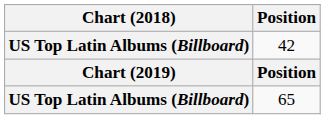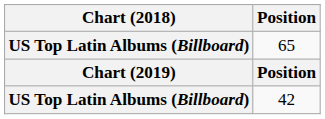rows swapped: (287, 45) <-> (287, 99)
